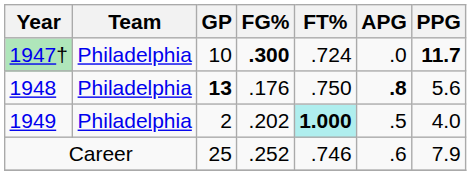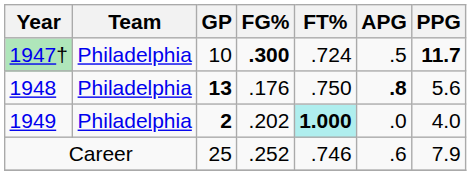(398, 55) .0 -> (398, 55) .5
(226, 121) normal -> (226, 121) bold
(398, 121) .5 -> (398, 121) .0
